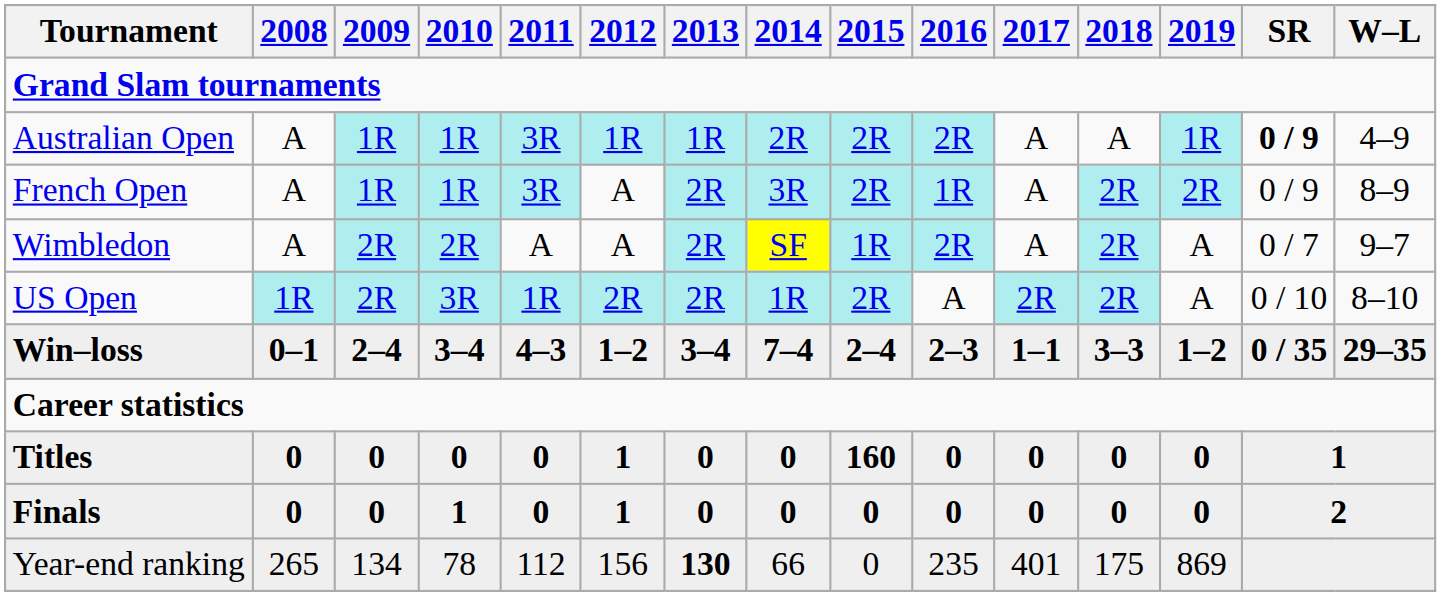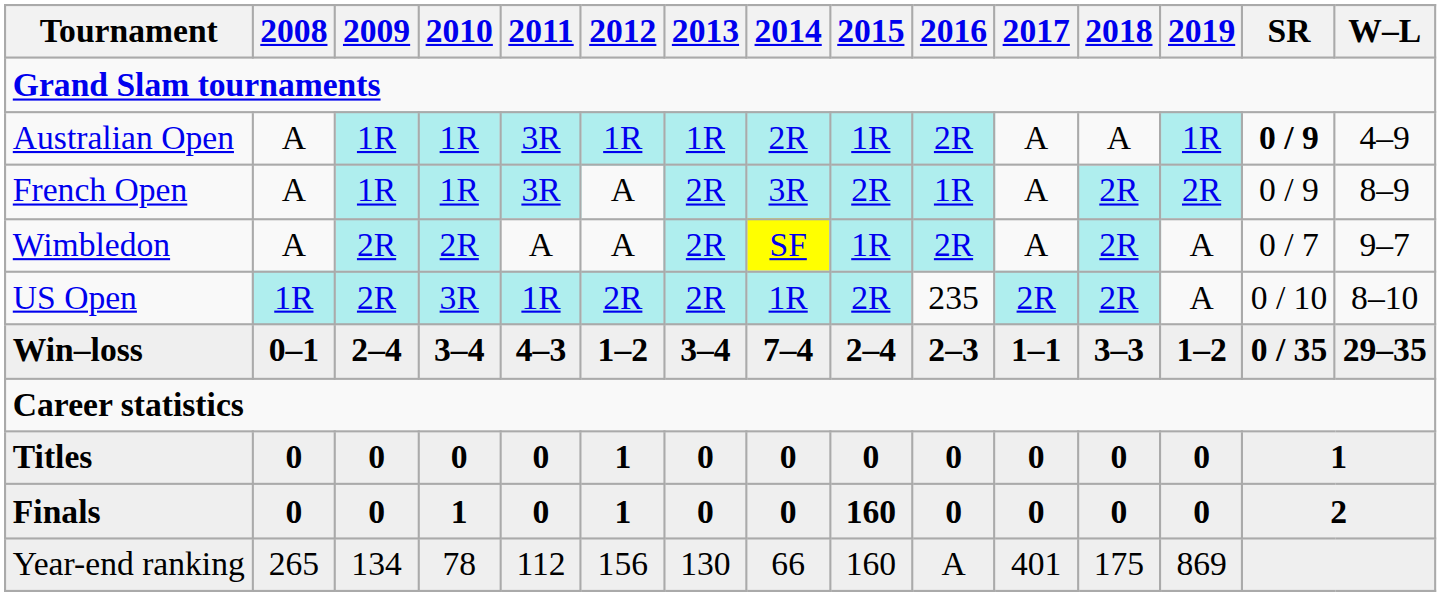(871, 137) 2R -> (871, 137) 1R
(954, 297) A -> (954, 297) 235
(871, 457) 160 -> (871, 457) 0
(871, 510) 0 -> (871, 510) 160
(705, 564) bold -> (705, 564) normal
(871, 564) 0 -> (871, 564) 160
(954, 564) 235 -> (954, 564) A
